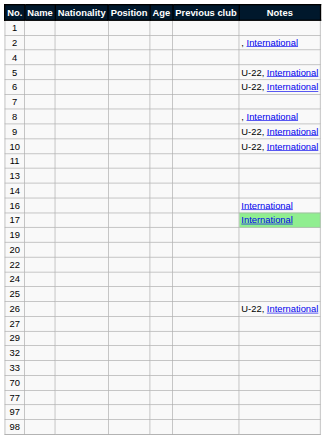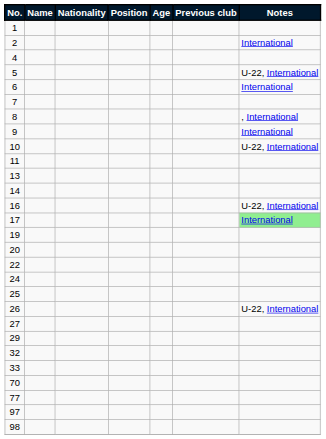(270, 43) , International -> (267, 43) International
(280, 87) U-22, International -> (267, 87) International
(280, 132) U-22, International -> (267, 132) International
(267, 206) International -> (280, 206) U-22, International
